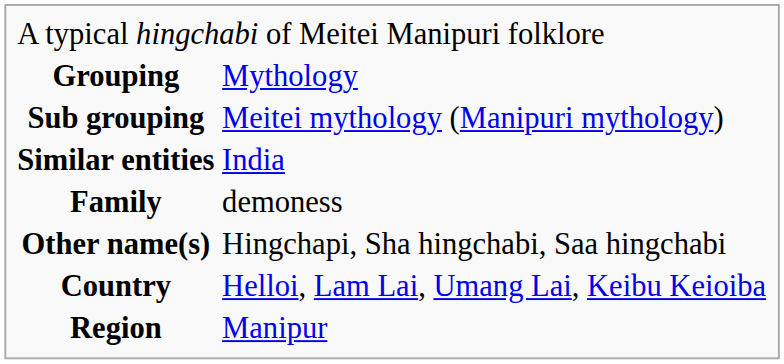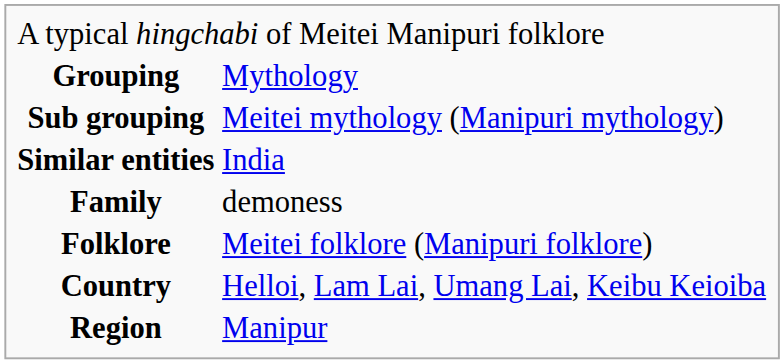+ row: (116, 244)
- row: (116, 244)
